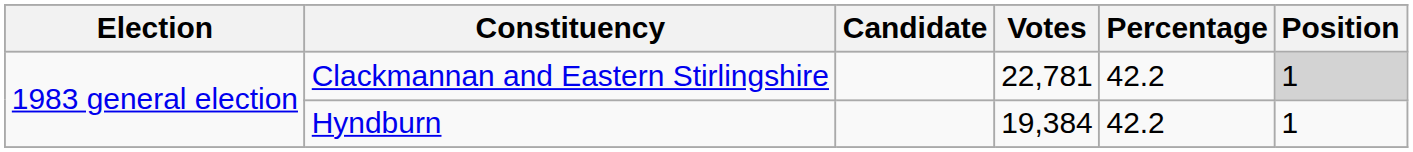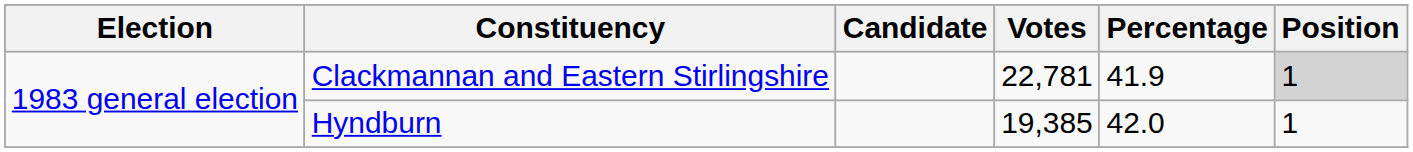(1136, 75) 42.2 -> (1136, 75) 41.9
(1047, 123) 19,384 -> (1047, 123) 19,385
(1136, 123) 42.2 -> (1136, 123) 42.0
